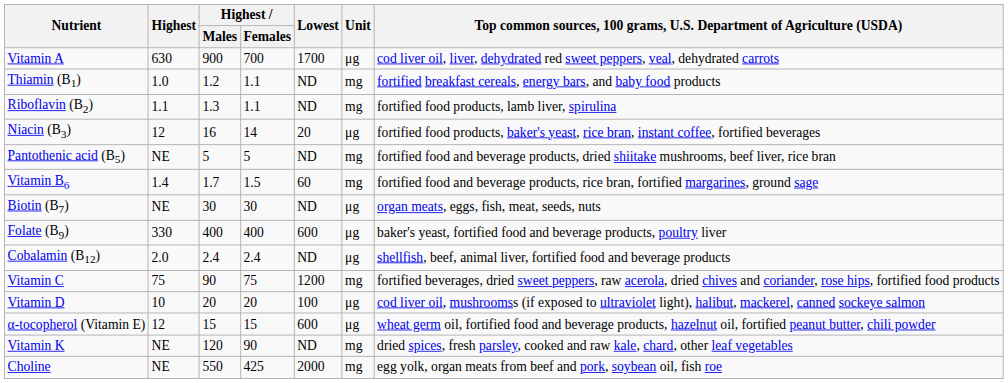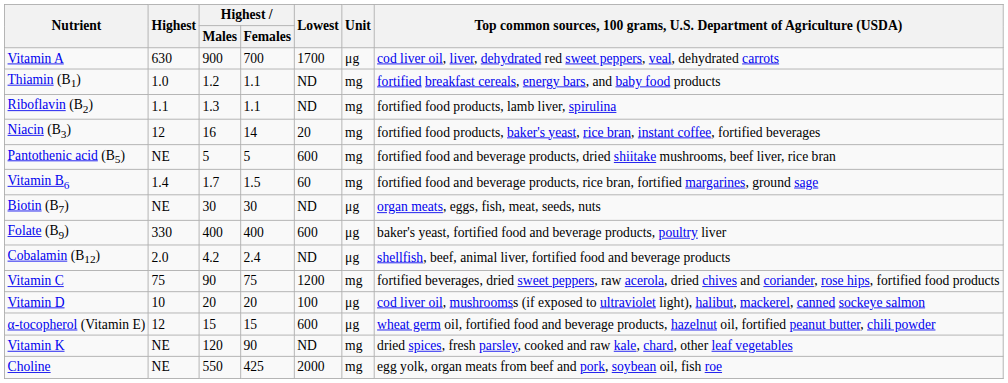(352, 132) μg -> (354, 132) mg
(307, 157) ND -> (307, 157) 600
(211, 257) 2.4 -> (211, 257) 4.2
